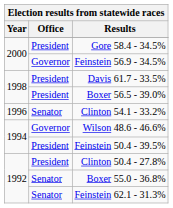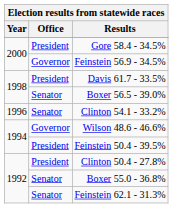(50, 95) President -> (47, 95) Senator
